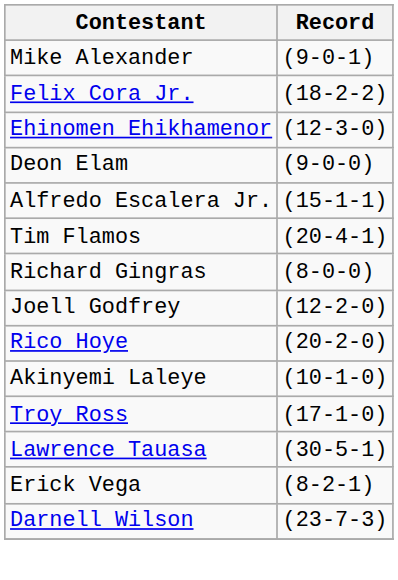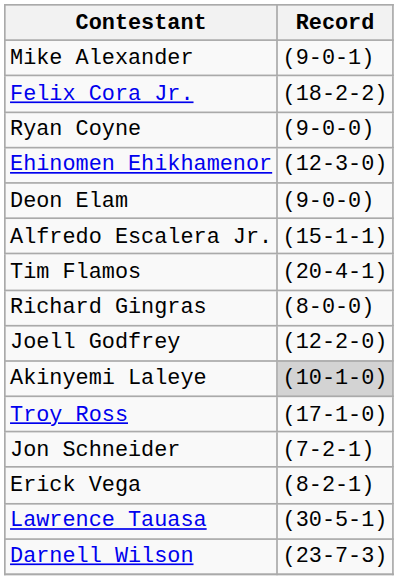+ row: (76, 129)
- row: (69, 343)
(335, 379) no background -> (335, 379) lightgrey background
+ row: (95, 450)
rows swapped: (108, 450) <-> (76, 485)
